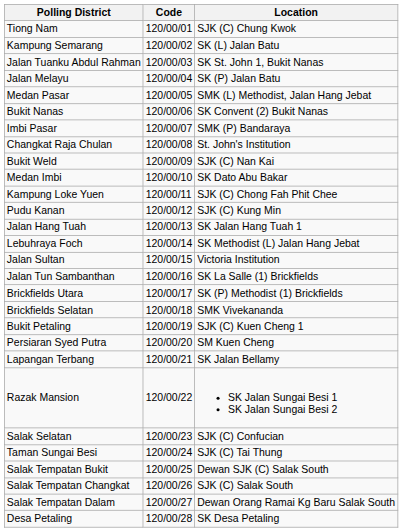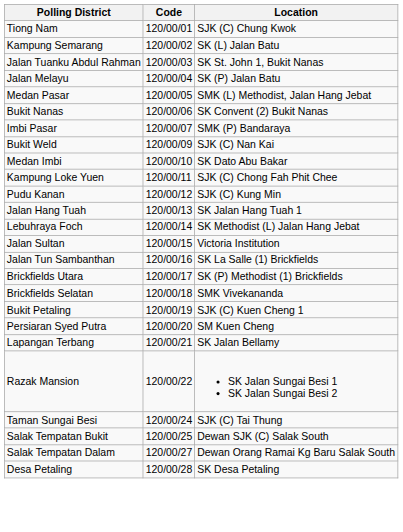- row: (60, 144)
- row: (39, 436)
- row: (68, 485)
